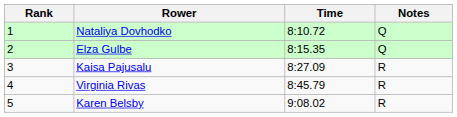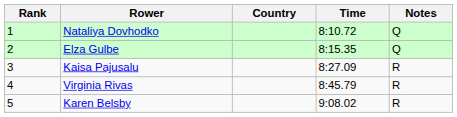+ column: (274, 13)
